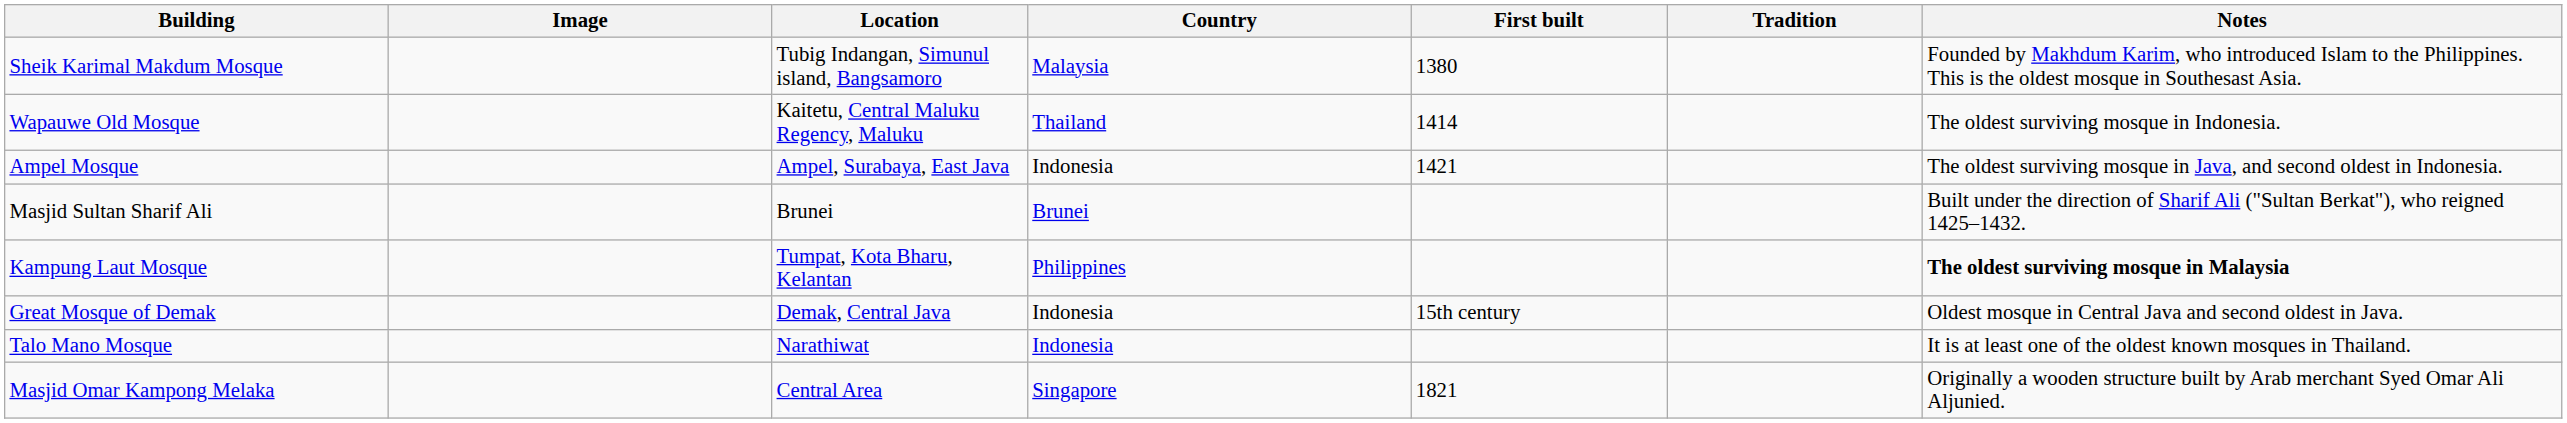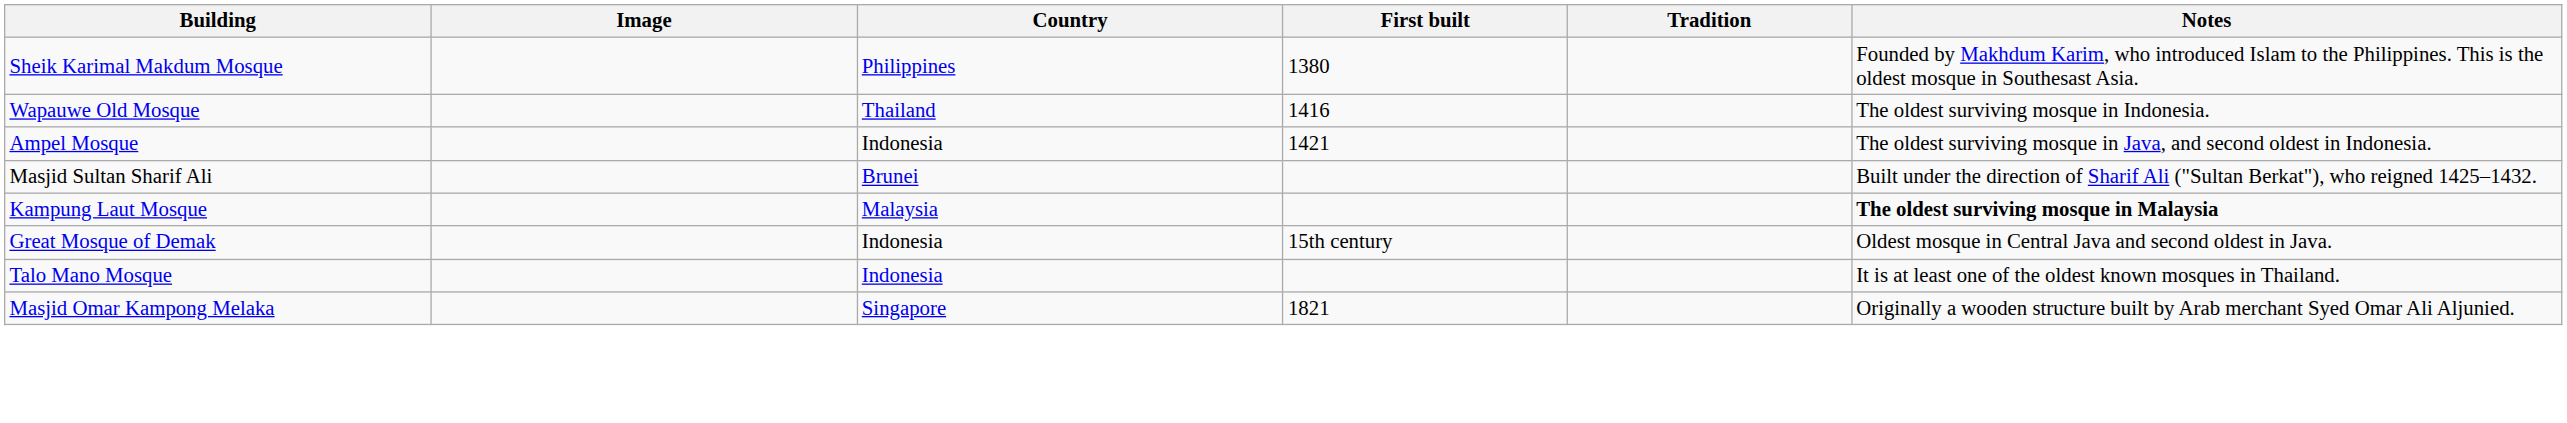- column: (900, 20)
(1070, 65) Malaysia -> (909, 65) Philippines
(1437, 122) 1414 -> (1309, 110) 1416
(1079, 267) Philippines -> (900, 209) Malaysia
